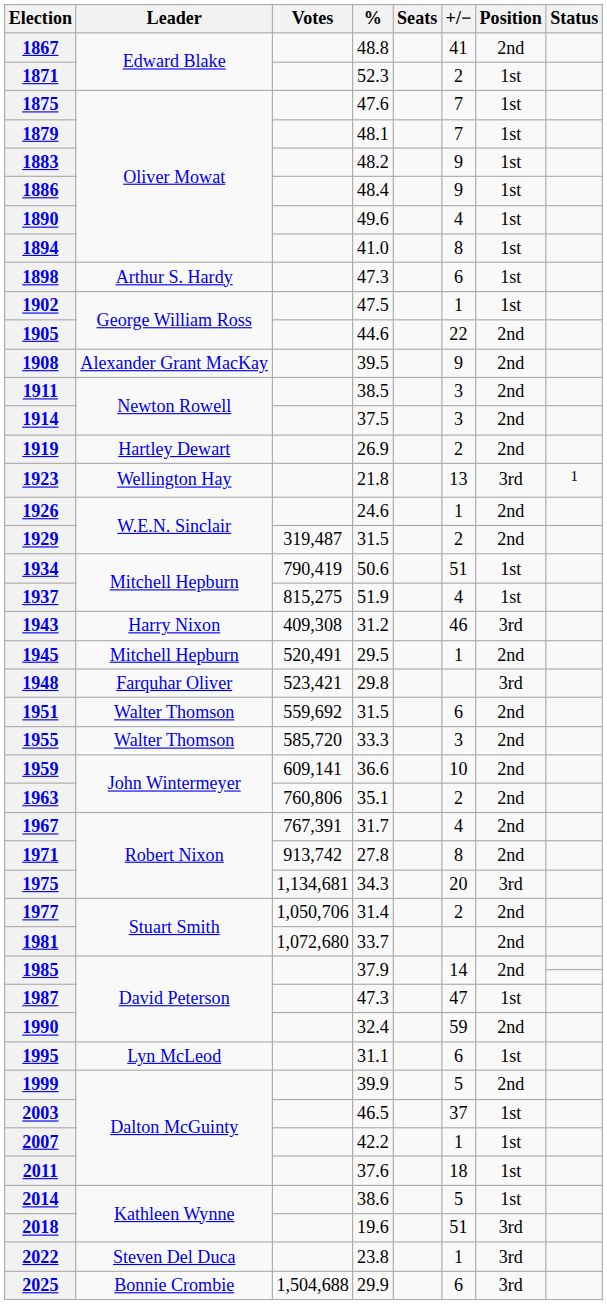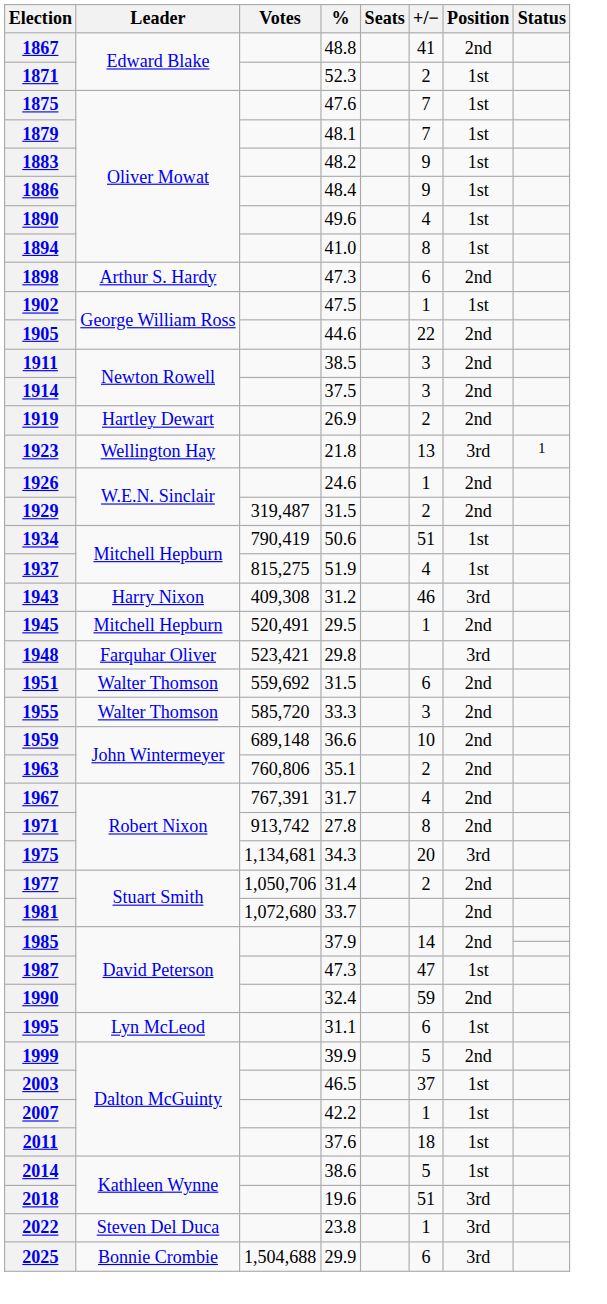(511, 276) 1st -> (478, 276) 2nd
- row: (40, 362)
(313, 769) 609,141 -> (280, 740) 689,148
